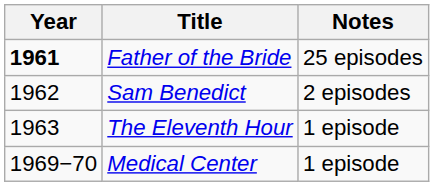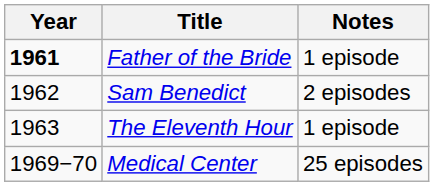(363, 57) 25 episodes -> (351, 57) 1 episode
(351, 163) 1 episode -> (363, 163) 25 episodes
